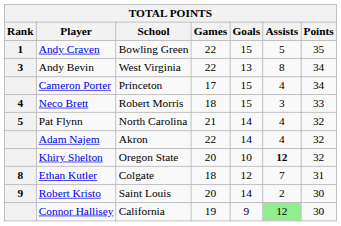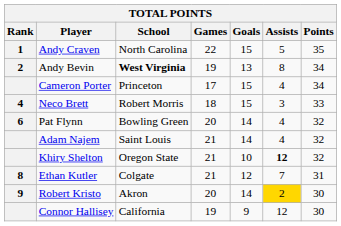(154, 49) Bowling Green -> (153, 49) North Carolina
(20, 67) 3 -> (20, 67) 2
(150, 67) normal -> (152, 67) bold
(210, 67) 22 -> (210, 67) 19
(20, 121) 5 -> (20, 121) 6
(153, 121) North Carolina -> (154, 121) Bowling Green
(210, 121) 21 -> (210, 121) 20
(133, 139) Akron -> (145, 139) Saint Louis
(210, 139) 22 -> (210, 139) 21
(210, 157) 20 -> (210, 157) 21
(210, 175) 18 -> (210, 175) 21
(145, 193) Saint Louis -> (133, 193) Akron
(282, 193) no background -> (282, 193) gold background
(282, 211) lightgreen background -> (282, 211) no background
